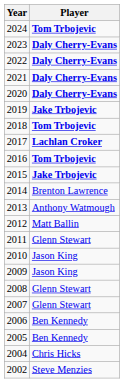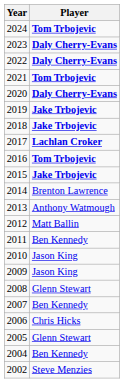(74, 77) Daly Cherry-Evans -> (64, 77) Tom Trbojevic
(64, 126) Tom Trbojevic -> (64, 126) Jake Trbojevic
(61, 239) Glenn Stewart -> (60, 239) Ben Kennedy
(61, 304) Glenn Stewart -> (60, 304) Ben Kennedy
(60, 321) Ben Kennedy -> (56, 321) Chris Hicks
(60, 337) Ben Kennedy -> (61, 337) Glenn Stewart
(56, 353) Chris Hicks -> (60, 353) Ben Kennedy
